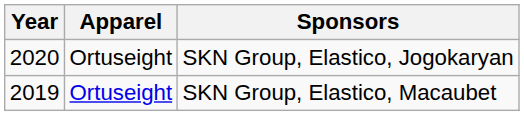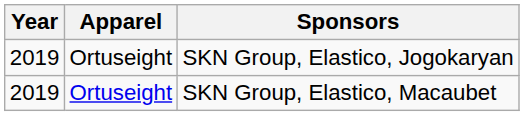(35, 57) 2020 -> (35, 57) 2019
